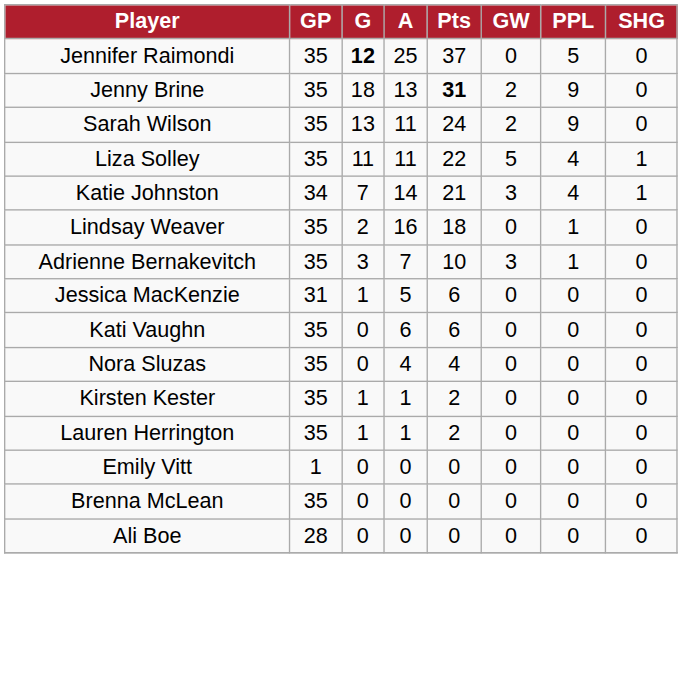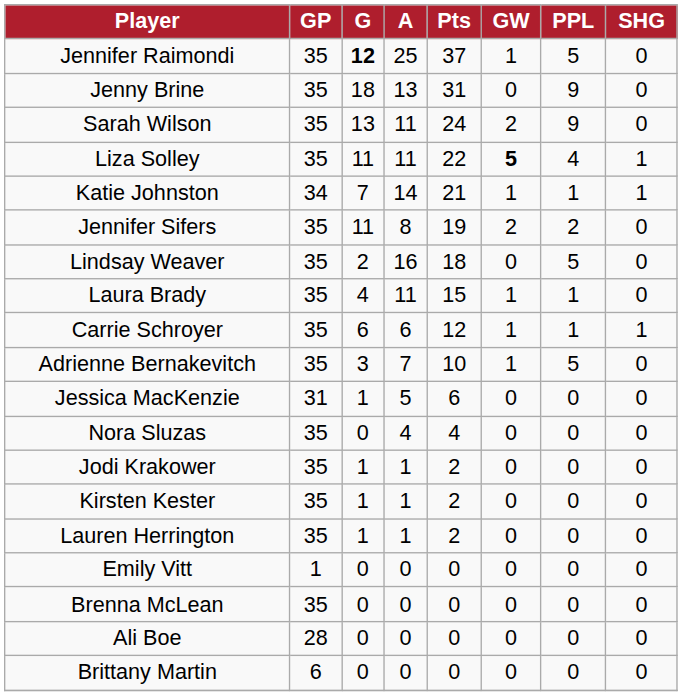(511, 55) 0 -> (511, 55) 1
(454, 90) bold -> (454, 90) normal
(511, 90) 2 -> (511, 90) 0
(511, 158) normal -> (511, 158) bold
(511, 192) 3 -> (511, 192) 1
(573, 192) 4 -> (573, 192) 1
+ row: (147, 227)
(573, 227) 1 -> (573, 261) 5
+ row: (147, 295)
+ row: (147, 329)
(511, 261) 3 -> (511, 364) 1
(573, 261) 1 -> (573, 364) 5
- row: (147, 329)
+ row: (147, 466)
+ row: (147, 672)
